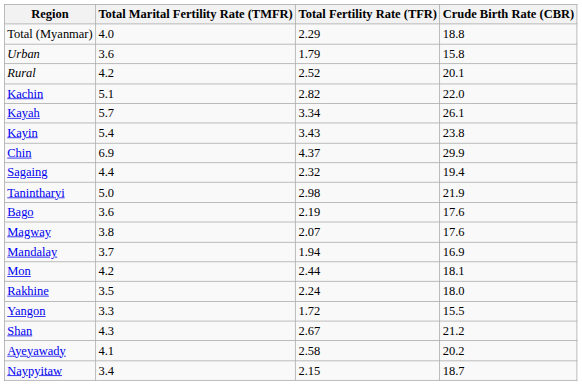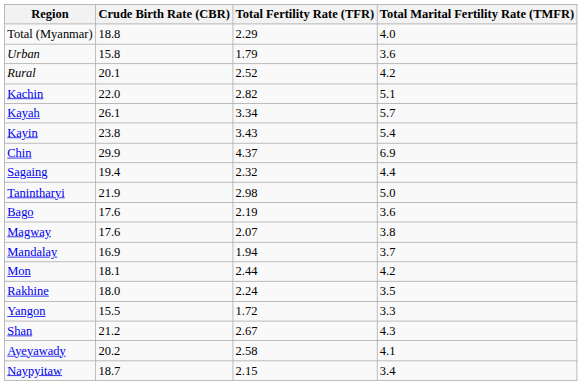columns swapped: (508, 14) <-> (196, 14)
